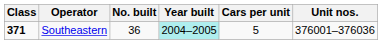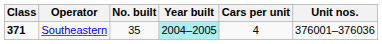(134, 30) 36 -> (134, 30) 35
(256, 30) 5 -> (256, 30) 4
